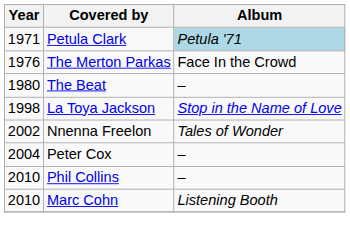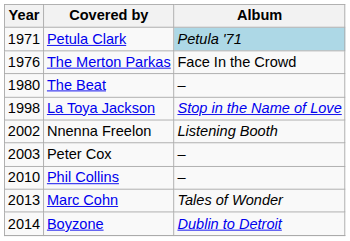(230, 131) Tales of Wonder -> (228, 131) Listening Booth
(24, 154) 2004 -> (24, 154) 2003
(24, 200) 2010 -> (24, 200) 2013
(228, 200) Listening Booth -> (230, 200) Tales of Wonder
+ row: (75, 223)
